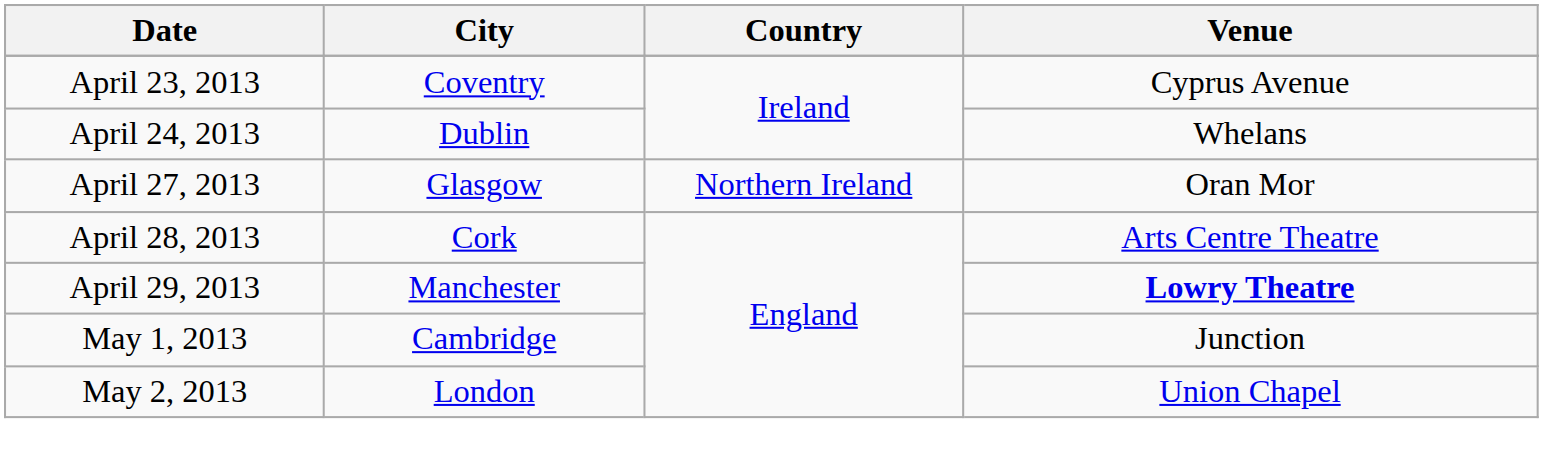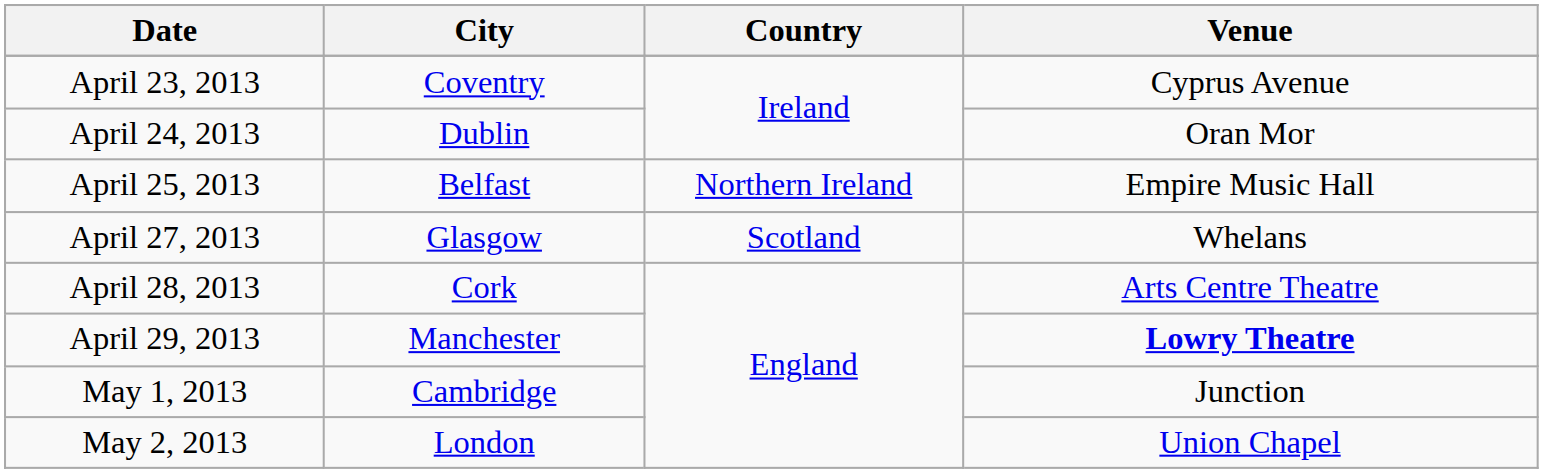(1250, 133) Whelans -> (1250, 133) Oran Mor
+ row: (165, 184)
(804, 184) Northern Ireland -> (804, 236) Scotland
(1250, 184) Oran Mor -> (1250, 236) Whelans
